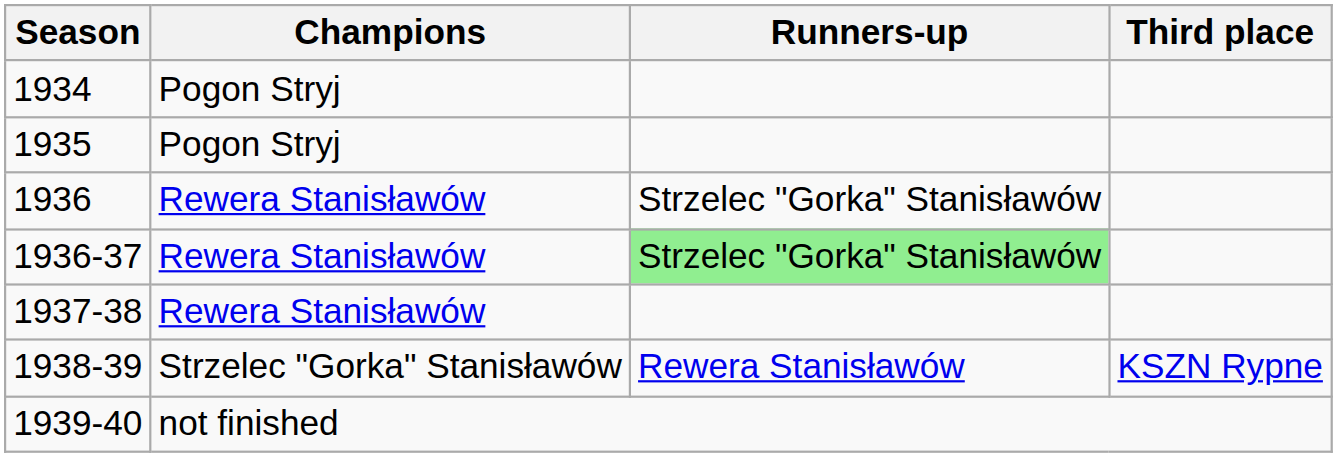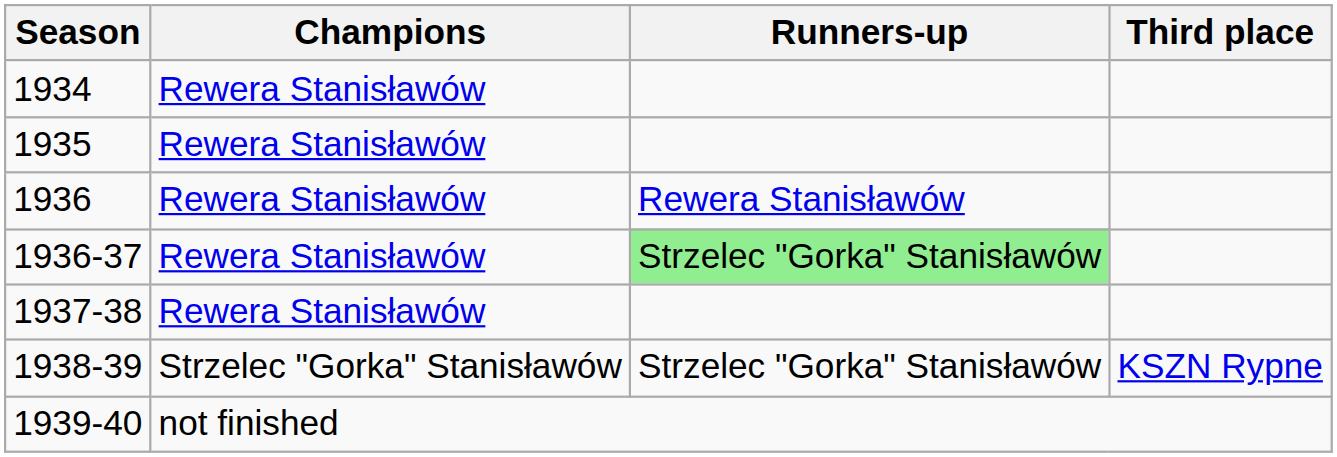(250, 88) Pogon Stryj -> (322, 88) Rewera Stanisławów
(250, 144) Pogon Stryj -> (322, 144) Rewera Stanisławów
(870, 199) Strzelec "Gorka" Stanisławów -> (801, 199) Rewera Stanisławów
(801, 367) Rewera Stanisławów -> (870, 367) Strzelec "Gorka" Stanisławów
